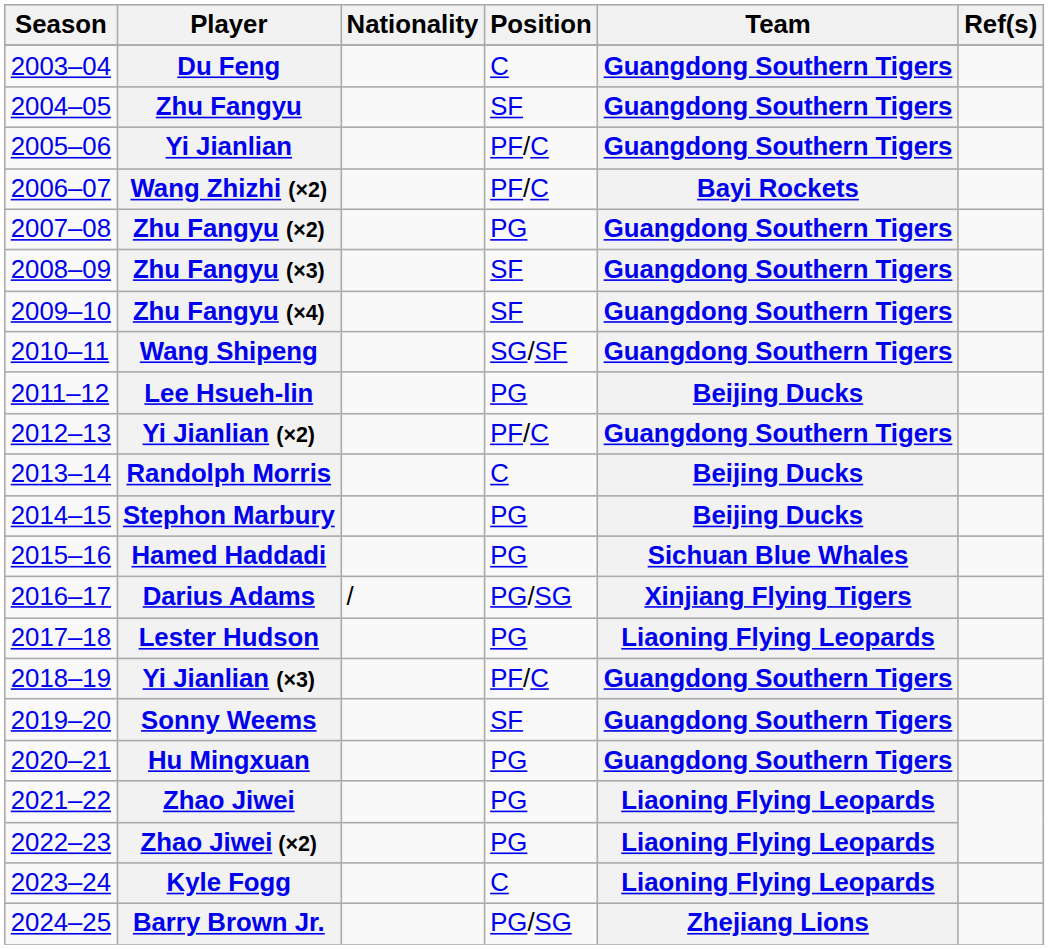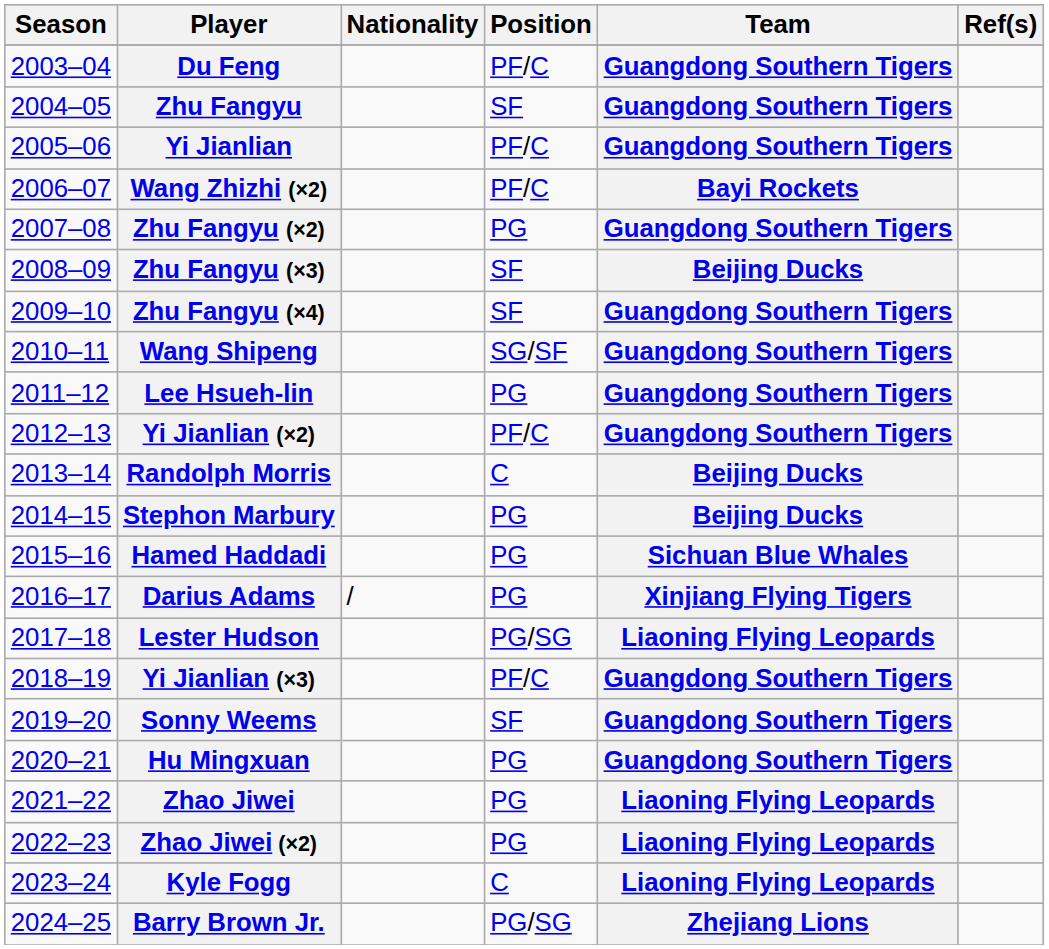(499, 65) C -> (520, 65) PF/C
(778, 270) Guangdong Southern Tigers -> (778, 270) Beijing Ducks
(778, 392) Beijing Ducks -> (778, 392) Guangdong Southern Tigers
(531, 596) PG/SG -> (509, 596) PG
(509, 637) PG -> (531, 637) PG/SG
